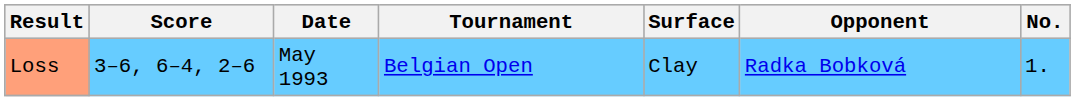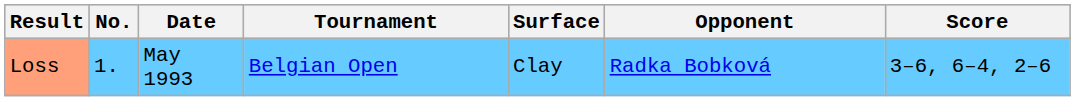columns swapped: (1045, 22) <-> (181, 22)
